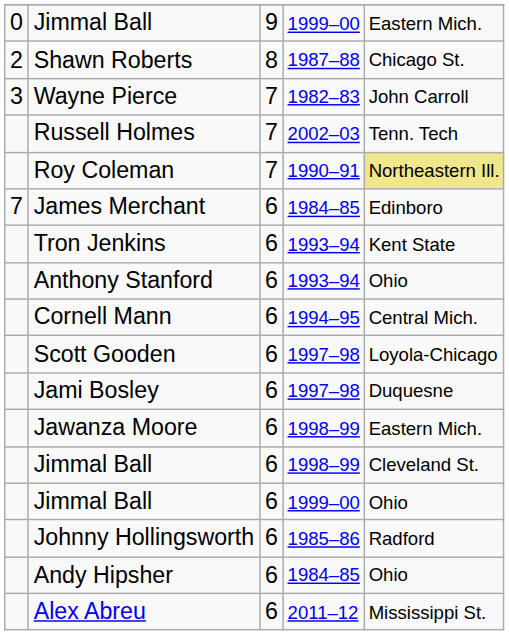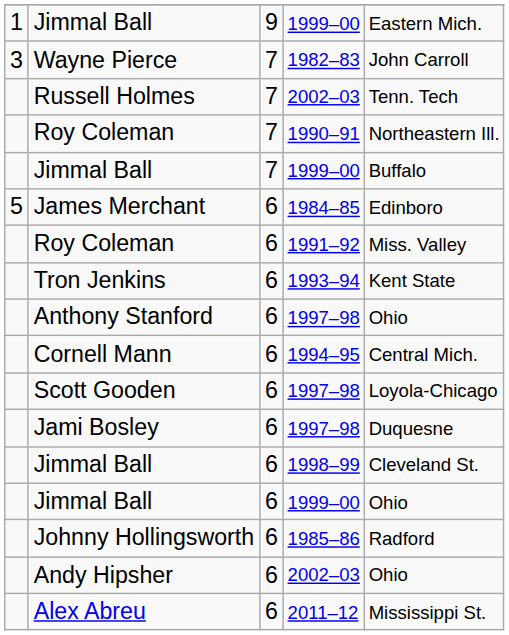(17, 22) 0 -> (17, 22) 1
- row: (113, 59)
(434, 170) khaki background -> (434, 134) no background
+ row: (93, 170)
(17, 206) 7 -> (17, 206) 5
+ row: (104, 243)
(324, 281) 1993–94 -> (324, 317) 1997–98
- row: (116, 427)
(324, 575) 1984–85 -> (324, 575) 2002–03
